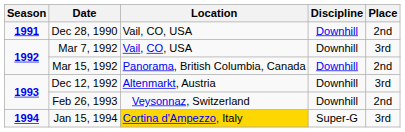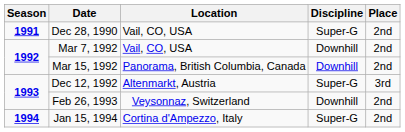(337, 31) Downhill -> (337, 31) Super-G
(383, 48) 3rd -> (383, 48) 2nd
(337, 84) Downhill -> (337, 84) Super-G
(186, 119) gold background -> (186, 119) no background
(383, 119) 3rd -> (383, 119) 2nd
